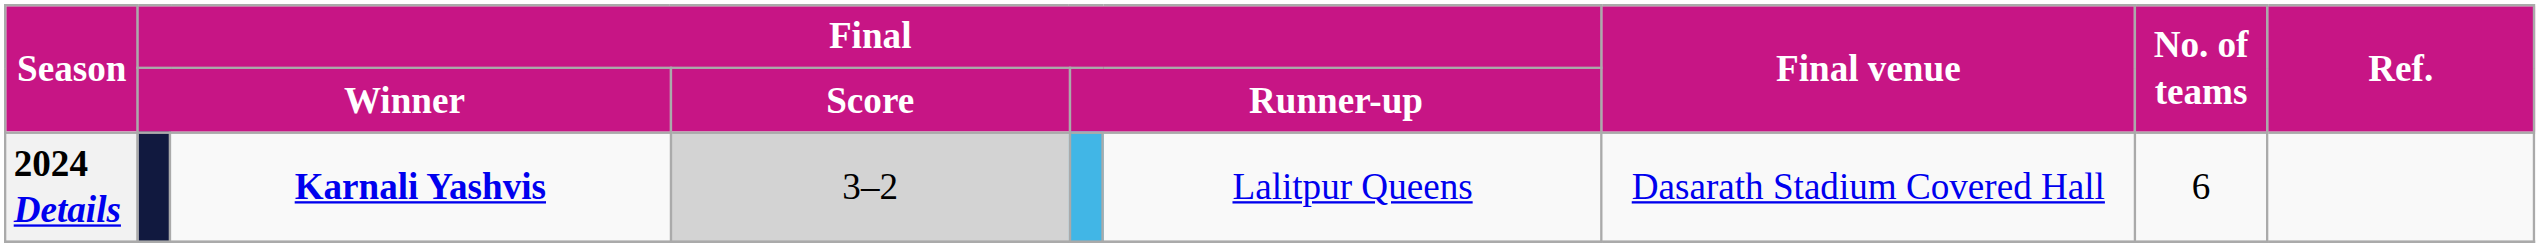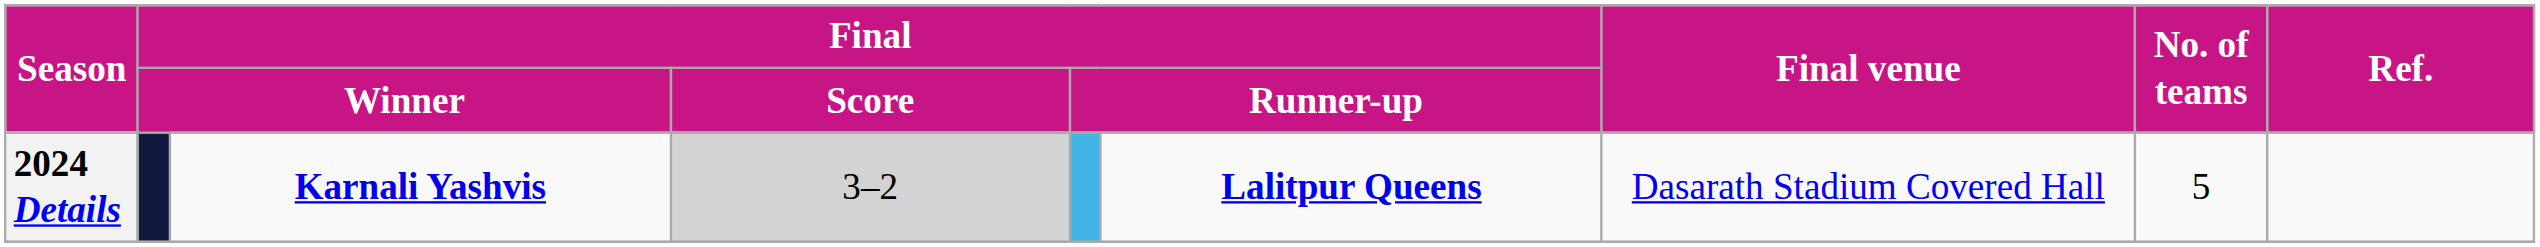(1353, 186) normal -> (1351, 186) bold
(2201, 186) 6 -> (2201, 186) 5
